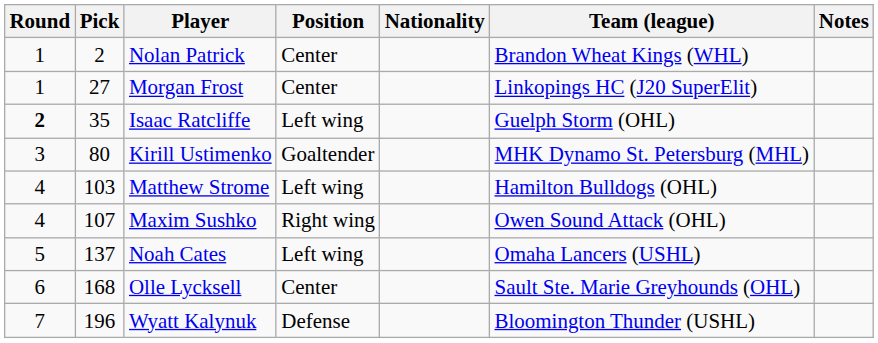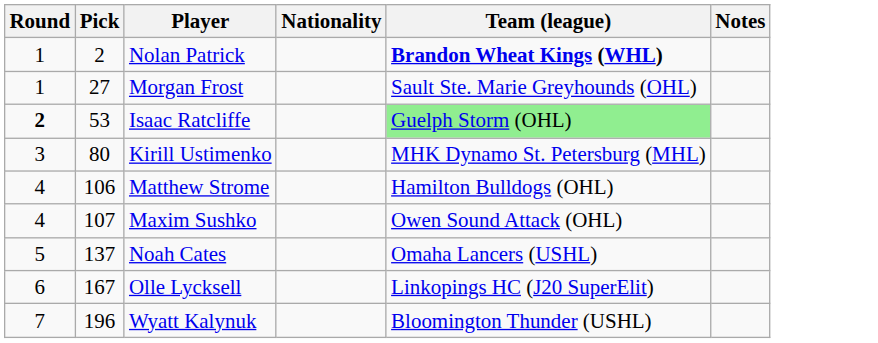- column: (328, 21)
(622, 54) normal -> (527, 54) bold
(626, 87) Linkopings HC (J20 SuperElit) -> (544, 87) Sault Ste. Marie Greyhounds (OHL)
(100, 120) 35 -> (100, 120) 53
(585, 120) no background -> (481, 120) lightgreen background
(100, 187) 103 -> (100, 187) 106
(100, 287) 168 -> (100, 287) 167
(647, 287) Sault Ste. Marie Greyhounds (OHL) -> (522, 287) Linkopings HC (J20 SuperElit)
